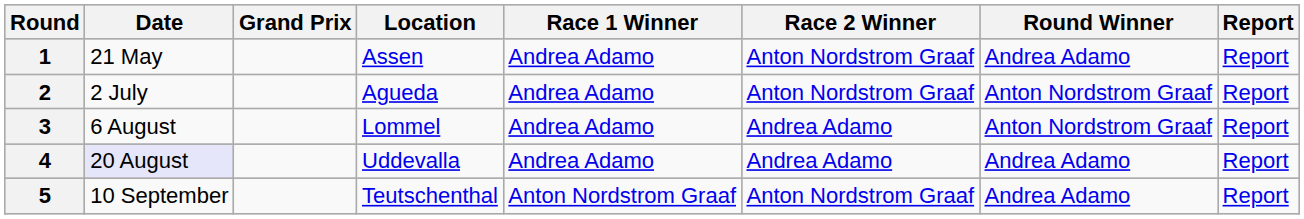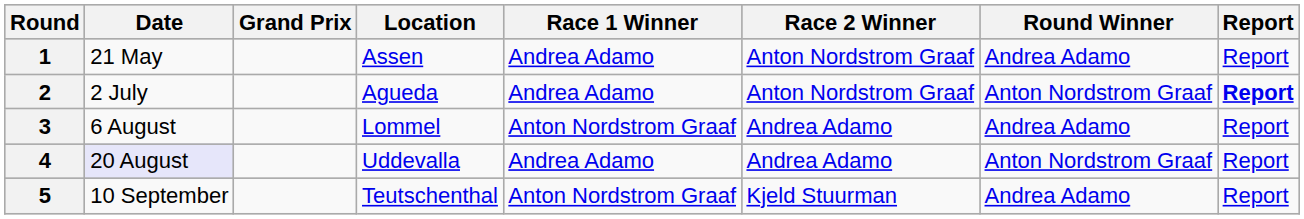(1256, 91) normal -> (1258, 91) bold
(581, 126) Andrea Adamo -> (622, 126) Anton Nordstrom Graaf
(1098, 126) Anton Nordstrom Graaf -> (1057, 126) Andrea Adamo
(1057, 161) Andrea Adamo -> (1098, 161) Anton Nordstrom Graaf
(860, 195) Anton Nordstrom Graaf -> (822, 195) Kjeld Stuurman
